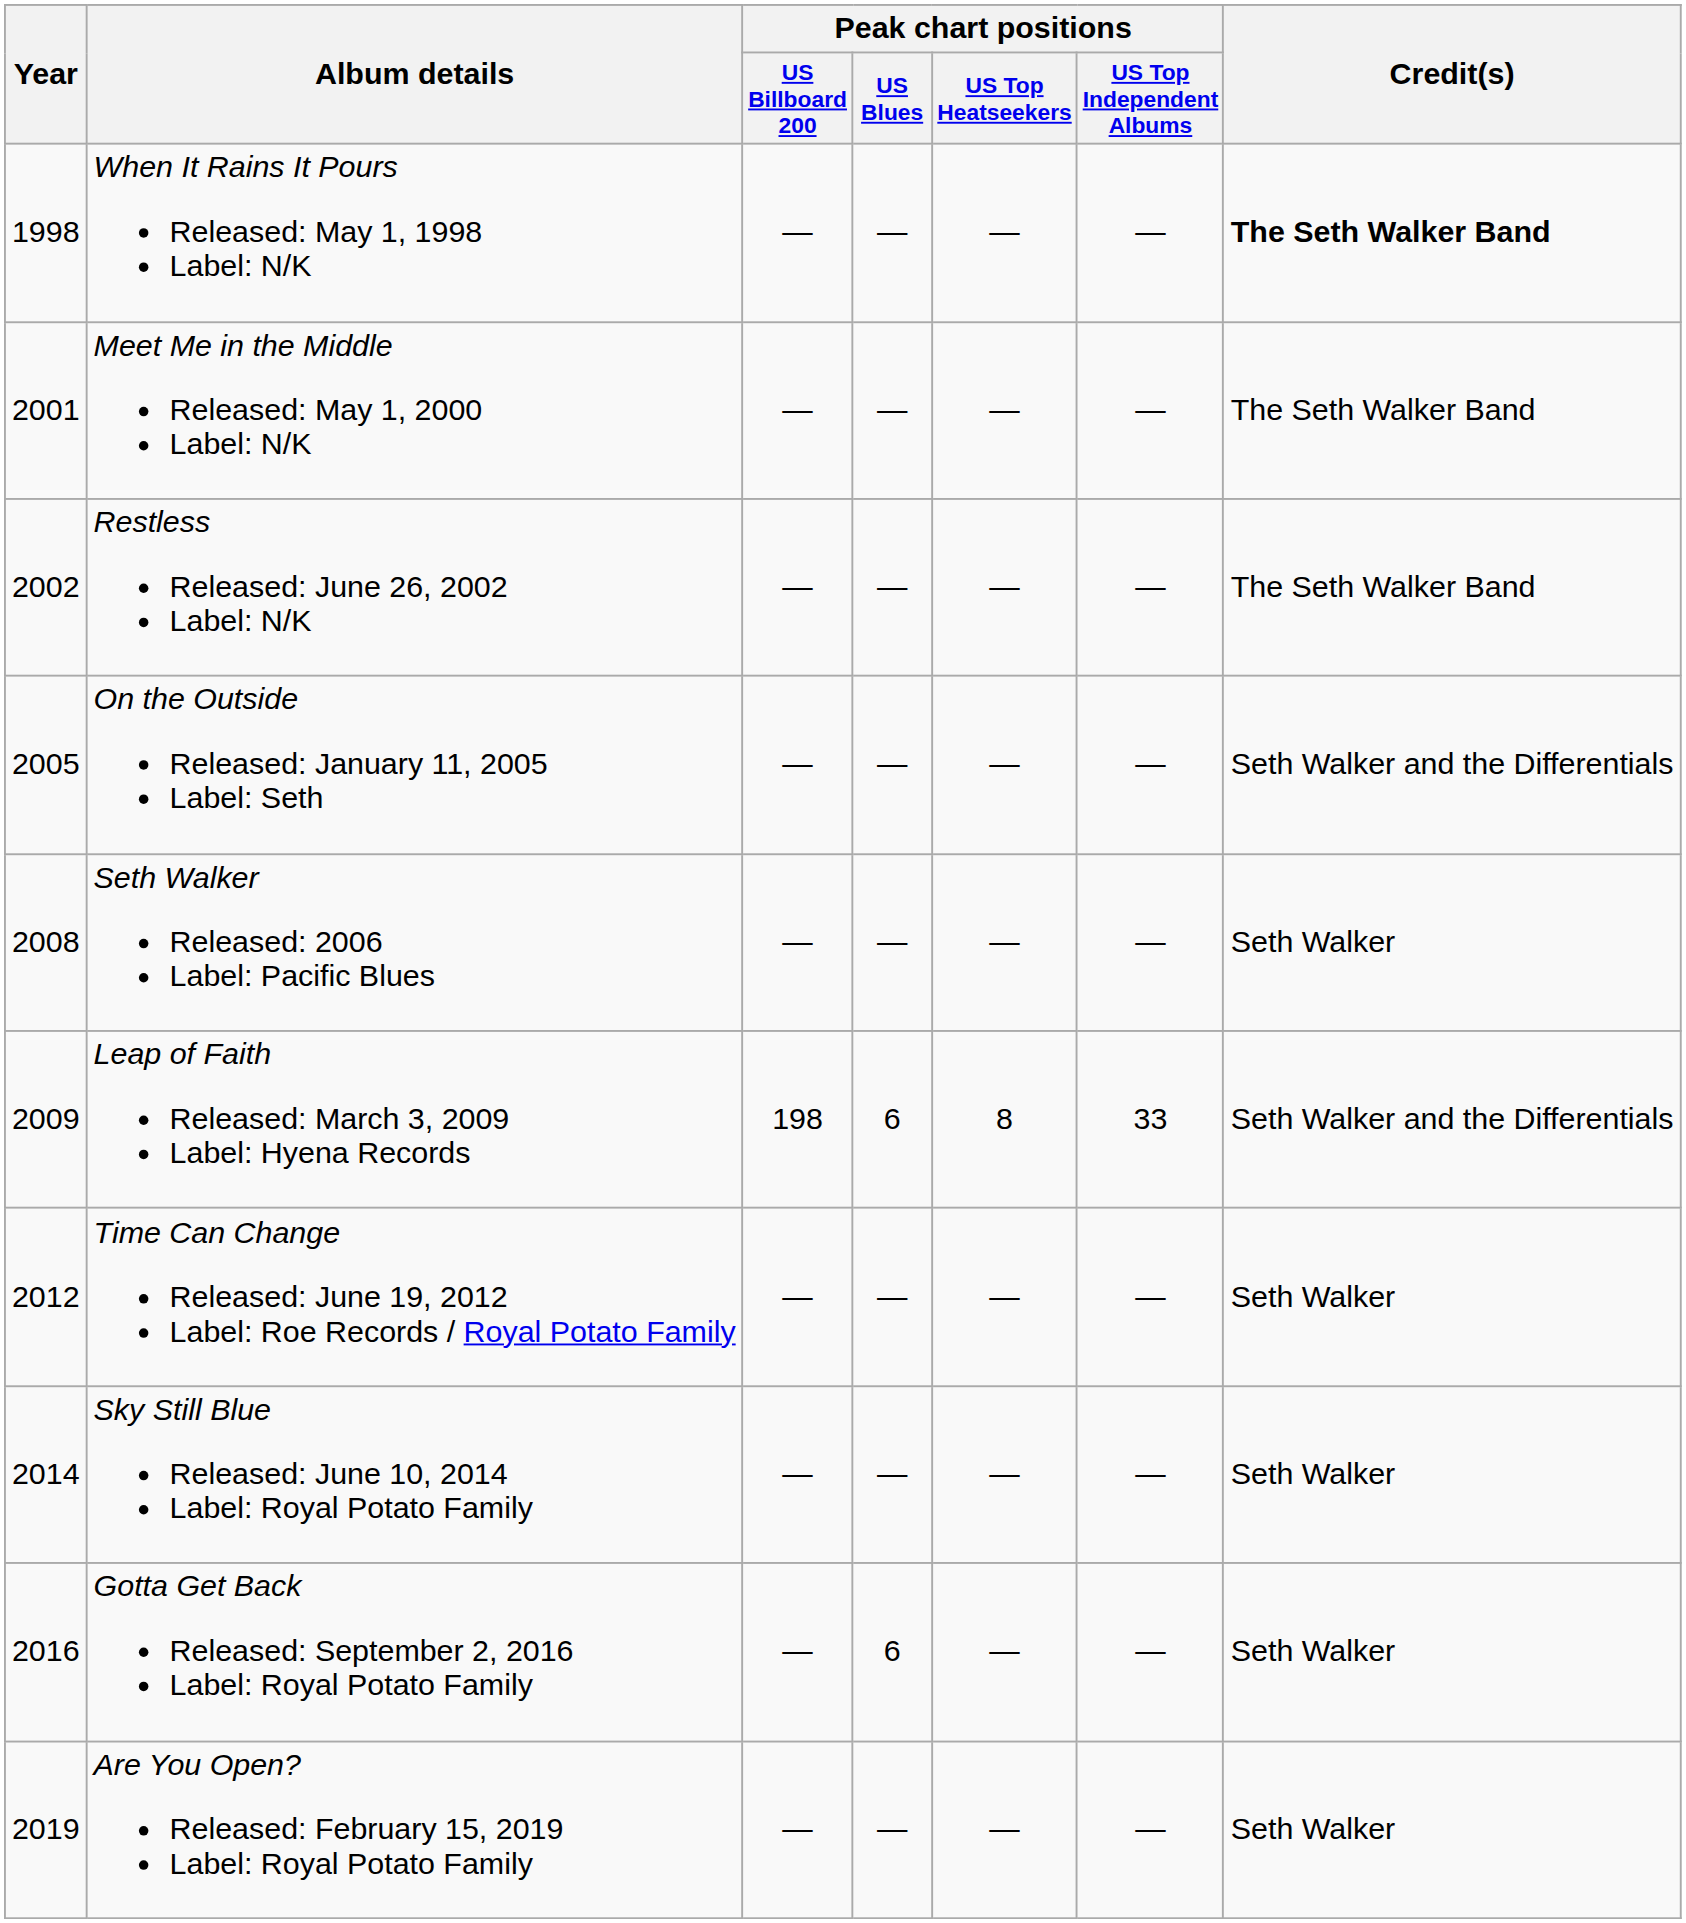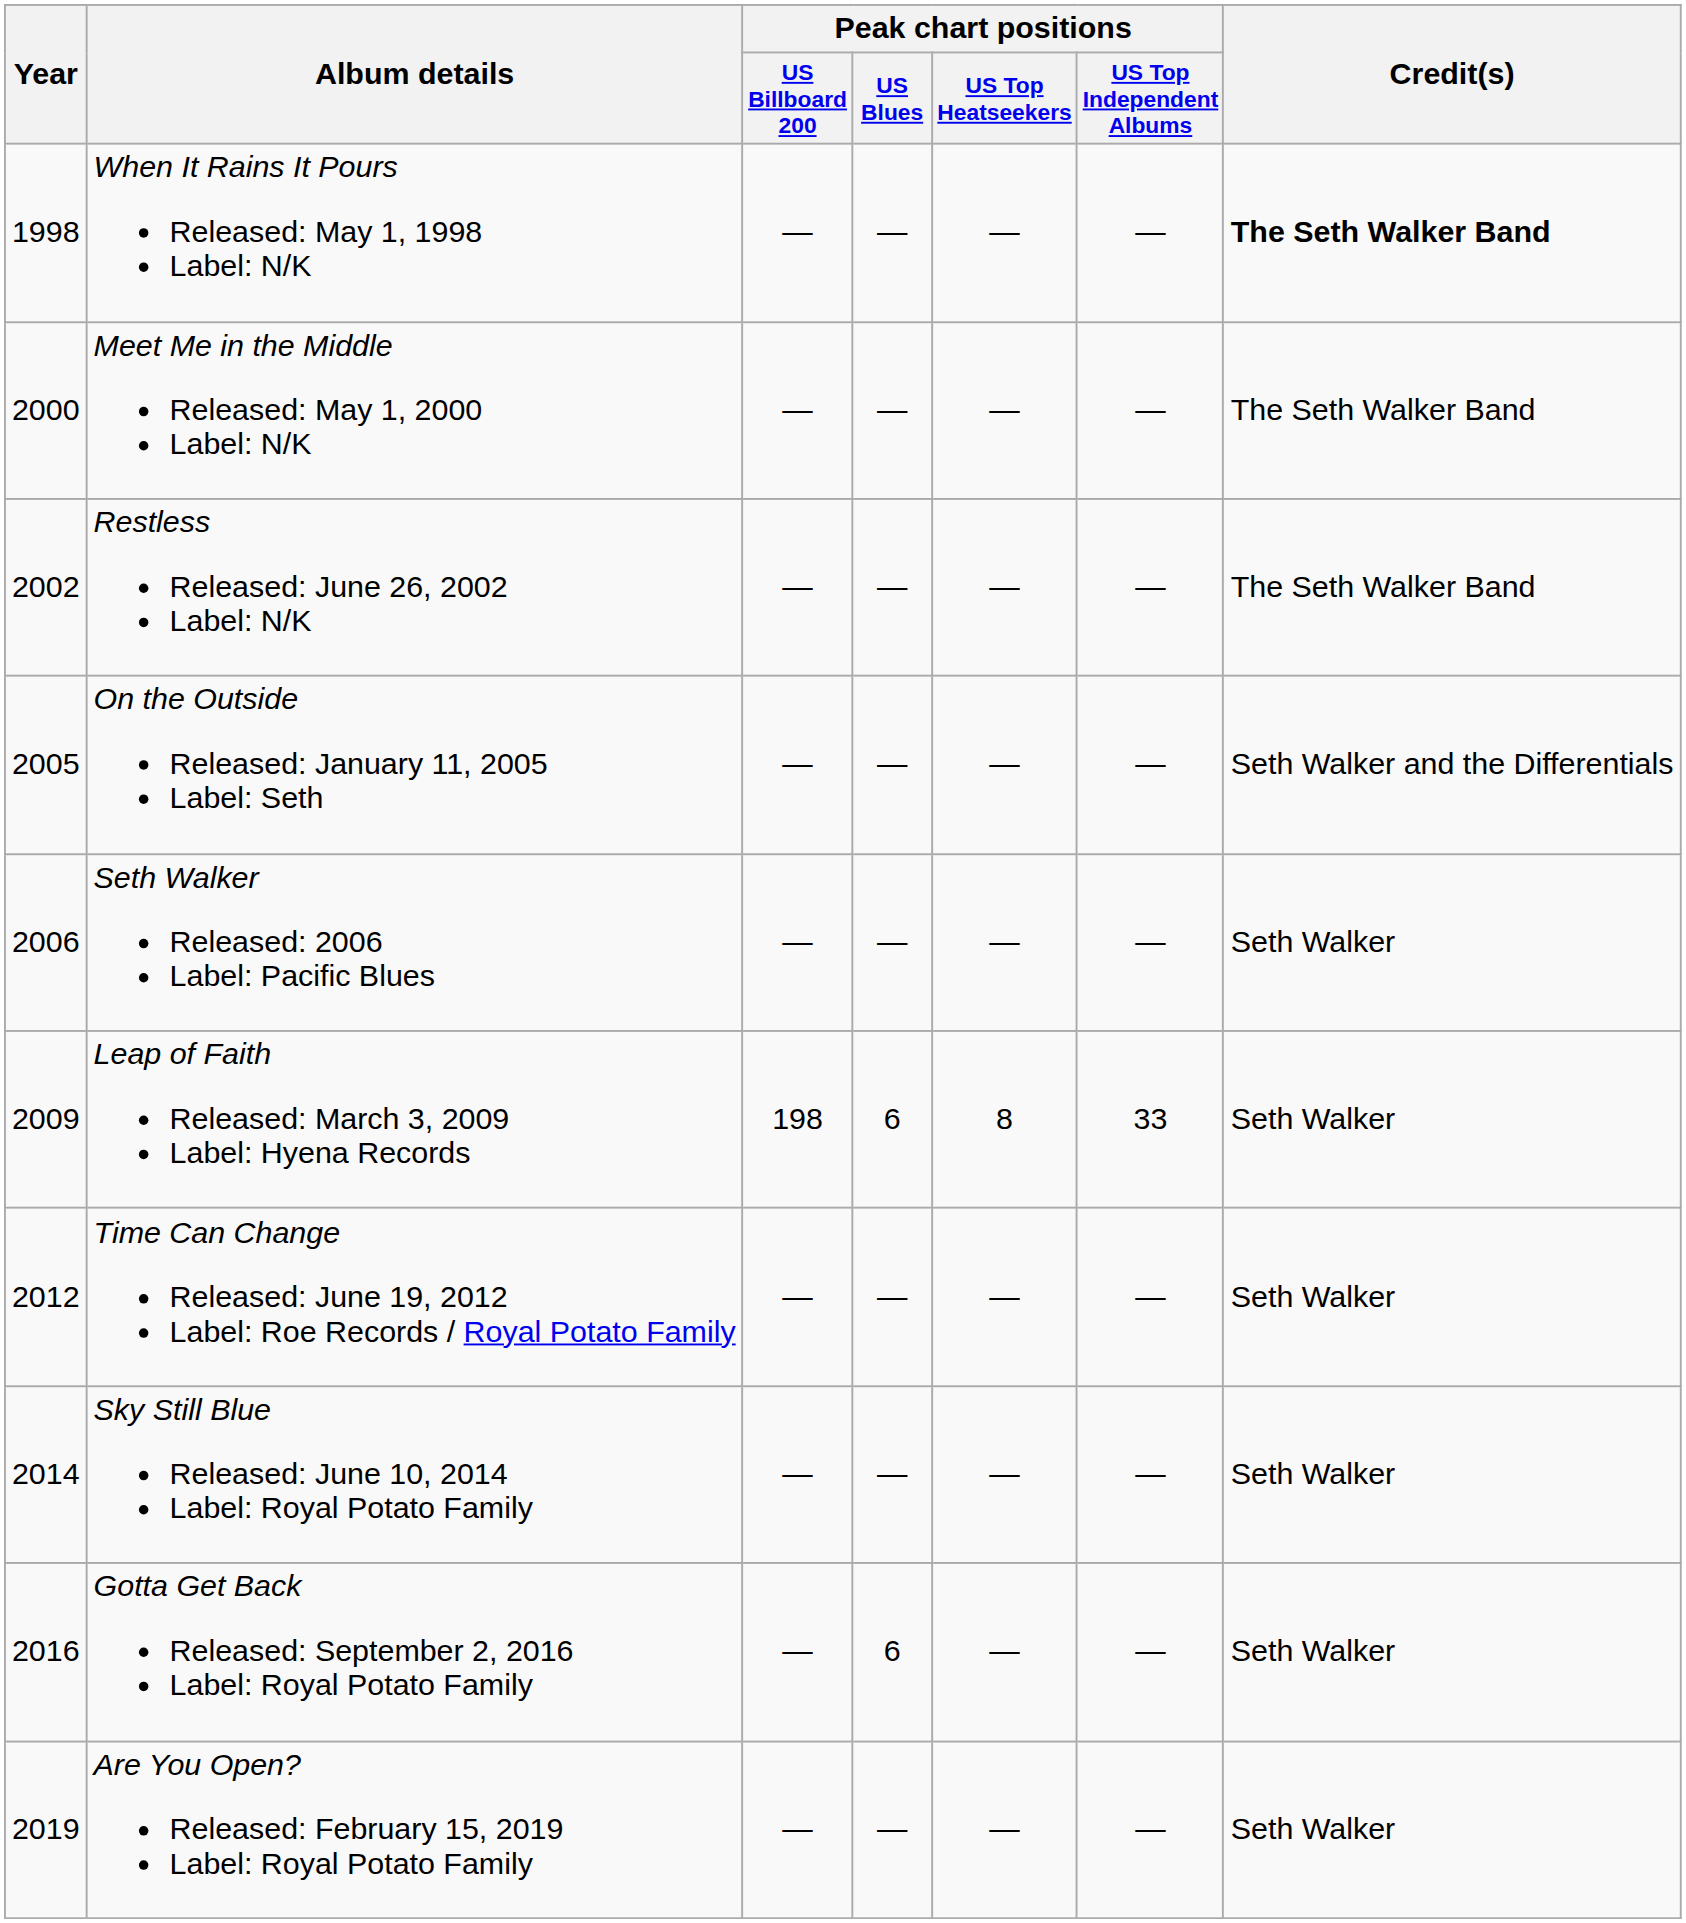(46, 409) 2001 -> (46, 409) 2000
(46, 941) 2008 -> (46, 941) 2006
(1452, 1119) Seth Walker and the Differentials -> (1313, 1119) Seth Walker
